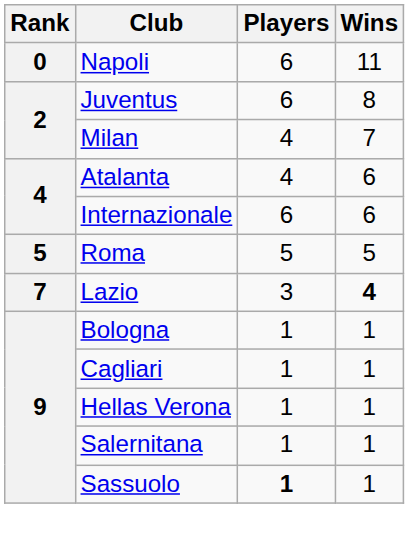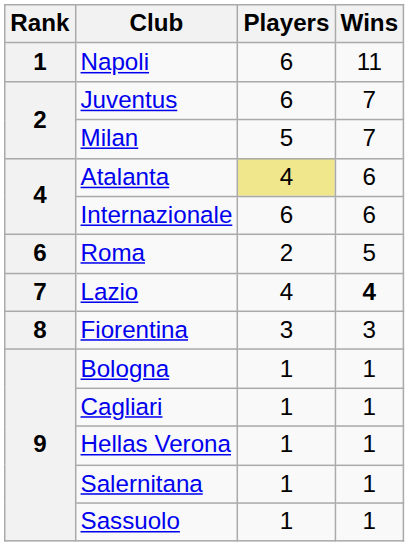(40, 61) 0 -> (40, 61) 1
(369, 100) 8 -> (369, 100) 7
(286, 138) 4 -> (286, 138) 5
(286, 176) no background -> (286, 176) khaki background
(40, 253) 5 -> (40, 253) 6
(286, 253) 5 -> (286, 253) 2
(286, 291) 3 -> (286, 291) 4
+ row: (134, 330)
(286, 483) bold -> (286, 521) normal
